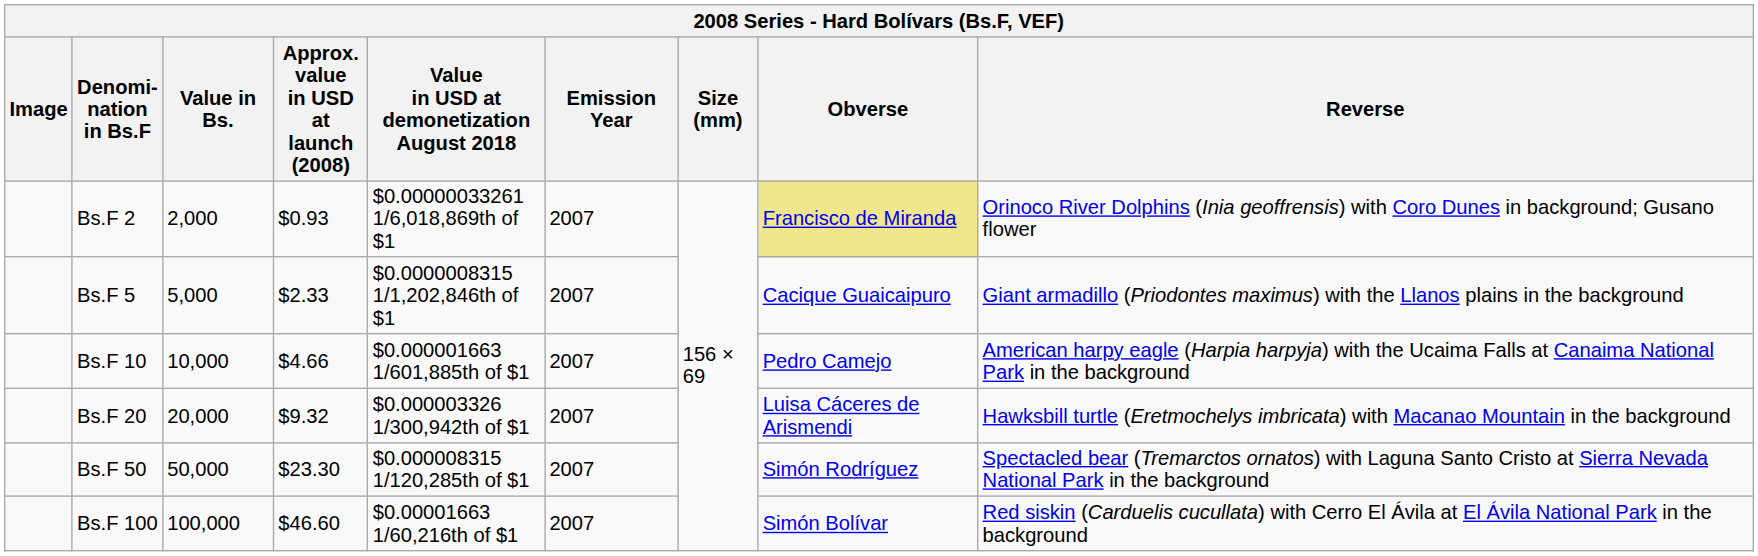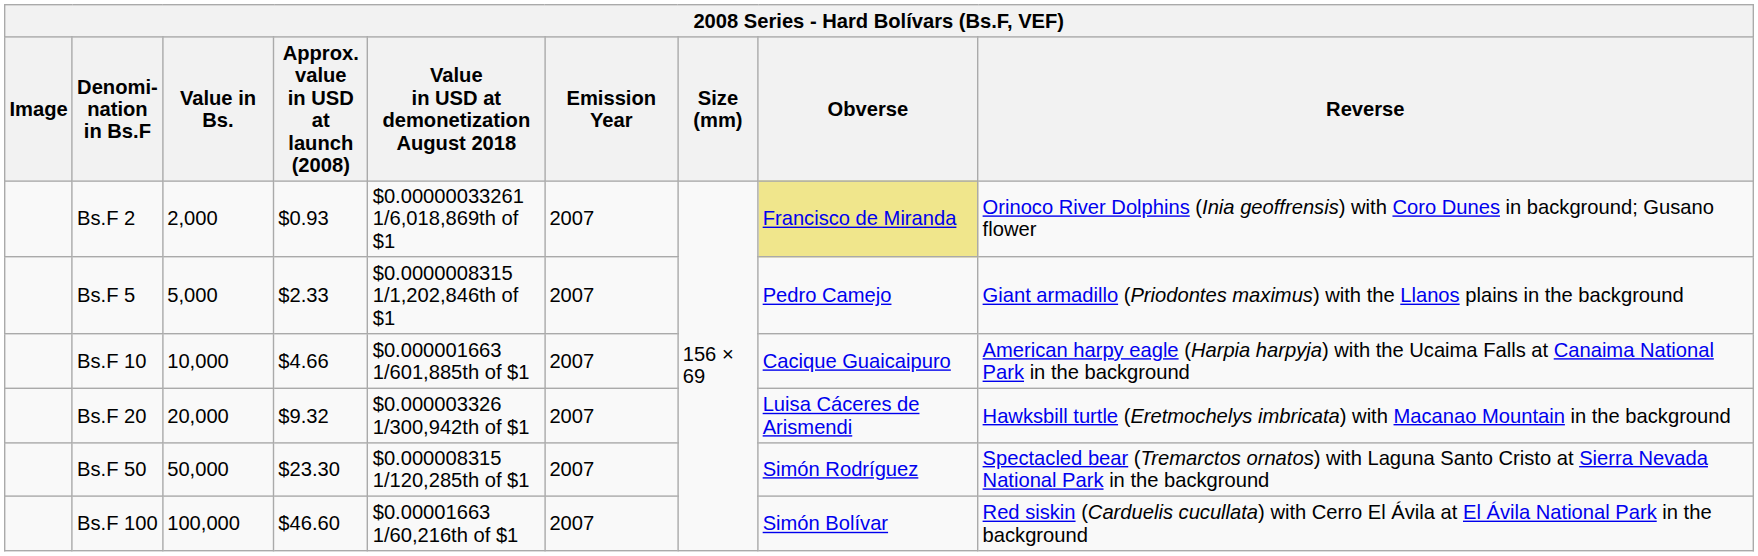(857, 296) Cacique Guaicaipuro -> (827, 296) Pedro Camejo
(827, 361) Pedro Camejo -> (857, 361) Cacique Guaicaipuro
